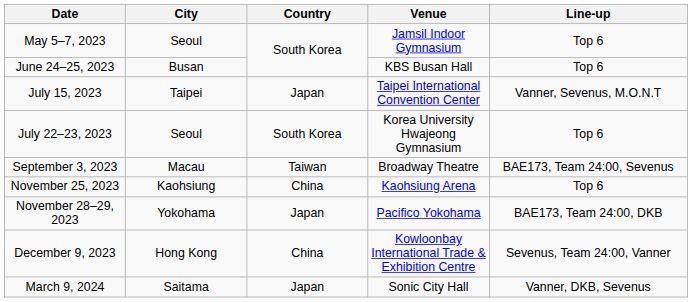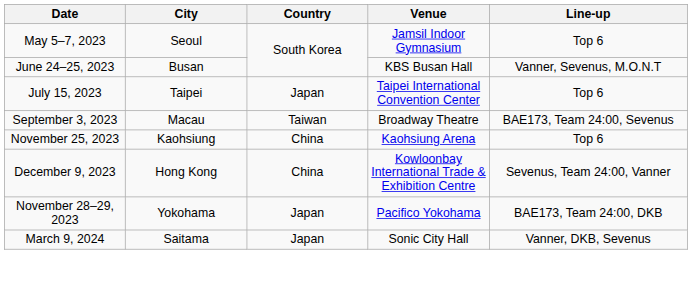(588, 67) Top 6 -> (588, 67) Vanner, Sevenus, M.O.N.T
(588, 93) Vanner, Sevenus, M.O.N.T -> (588, 93) Top 6
- row: (65, 134)
rows swapped: (65, 213) <-> (65, 253)
